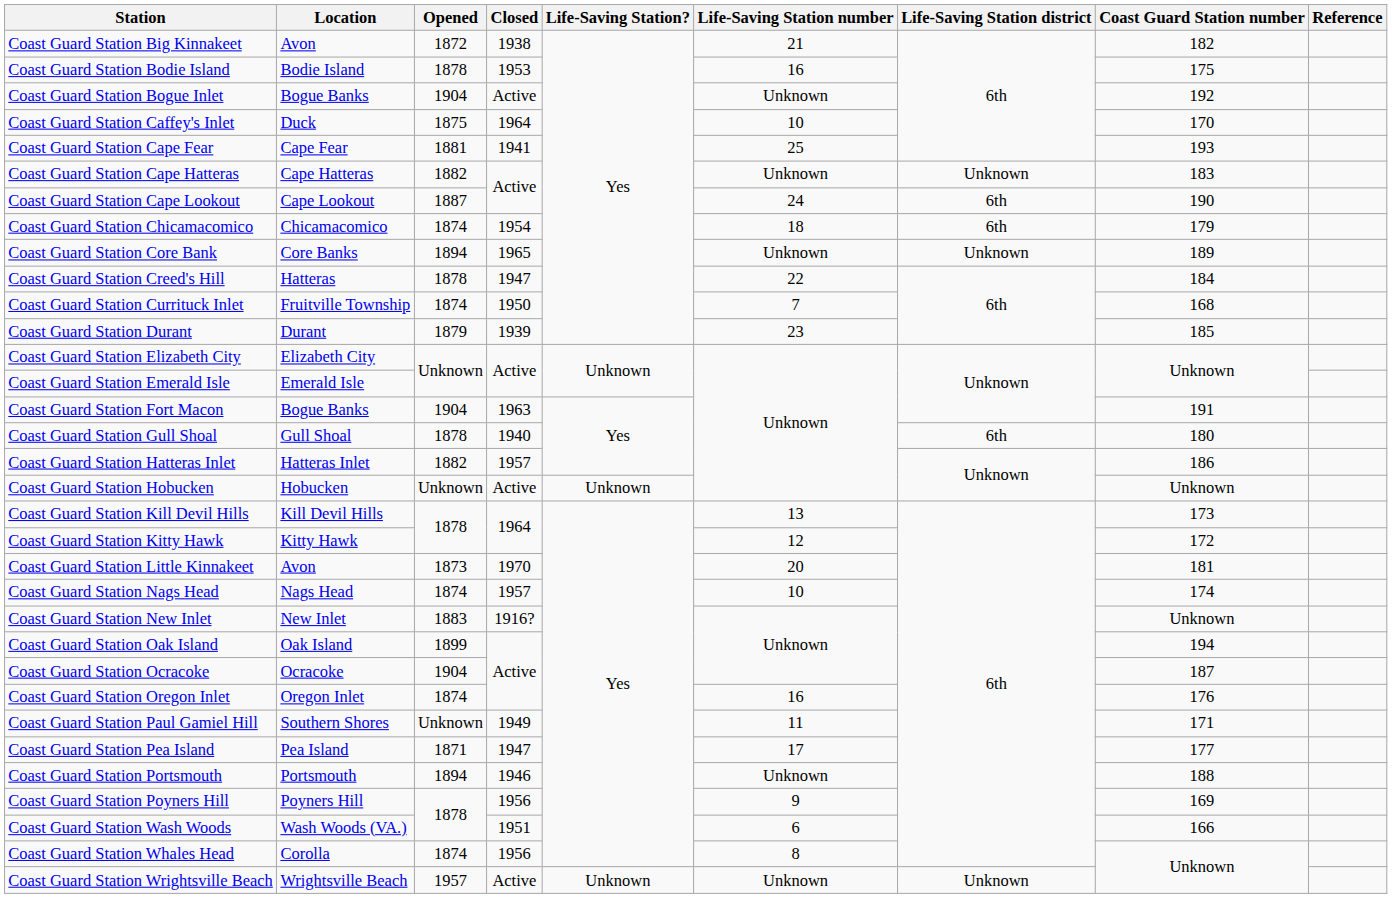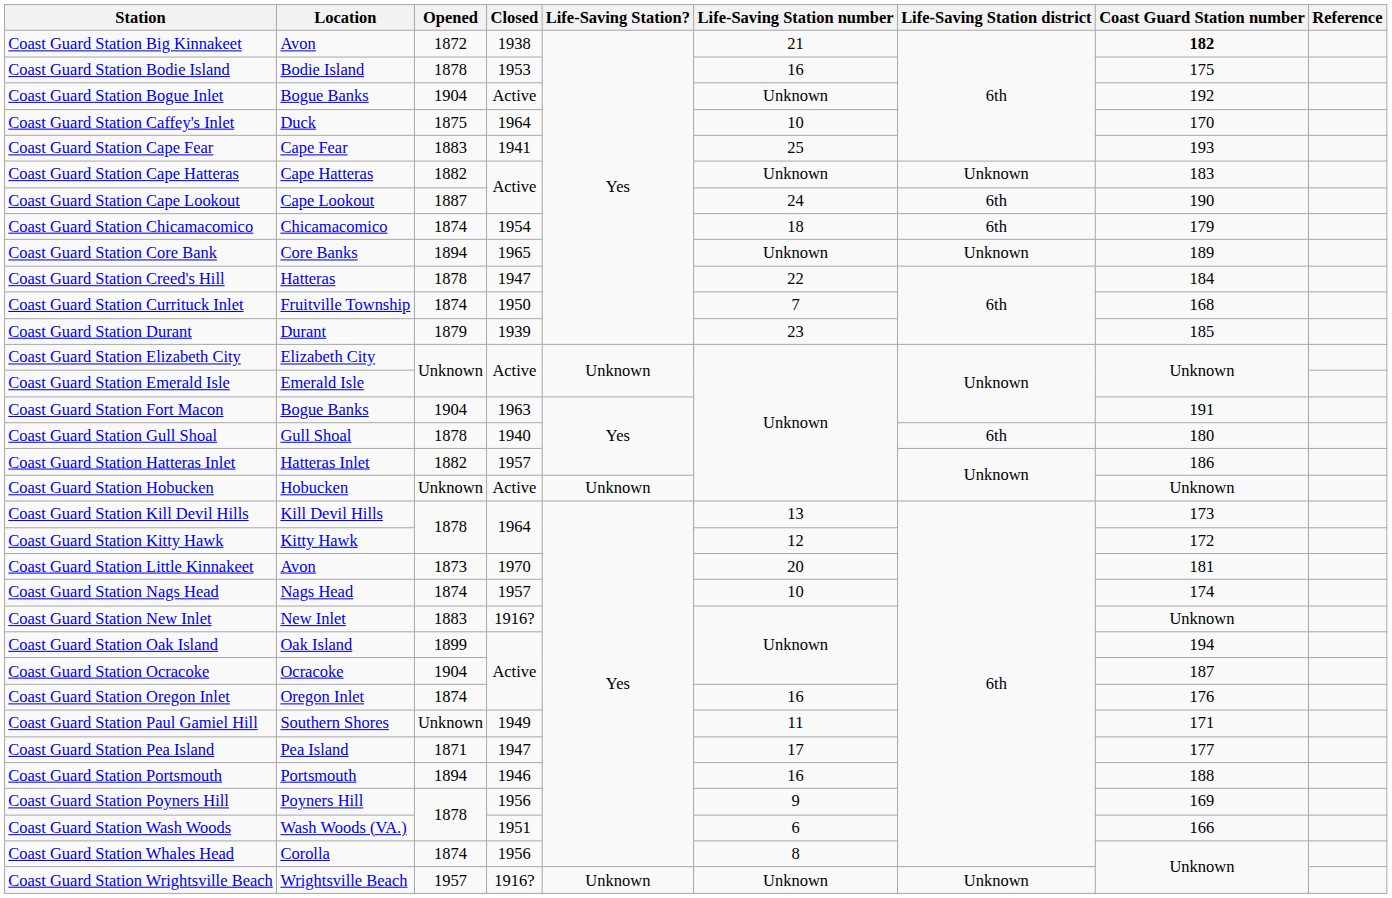(1202, 43) normal -> (1202, 43) bold
(450, 148) 1881 -> (450, 148) 1883
(796, 775) Unknown -> (796, 775) 16
(514, 880) Active -> (514, 880) 1916?
